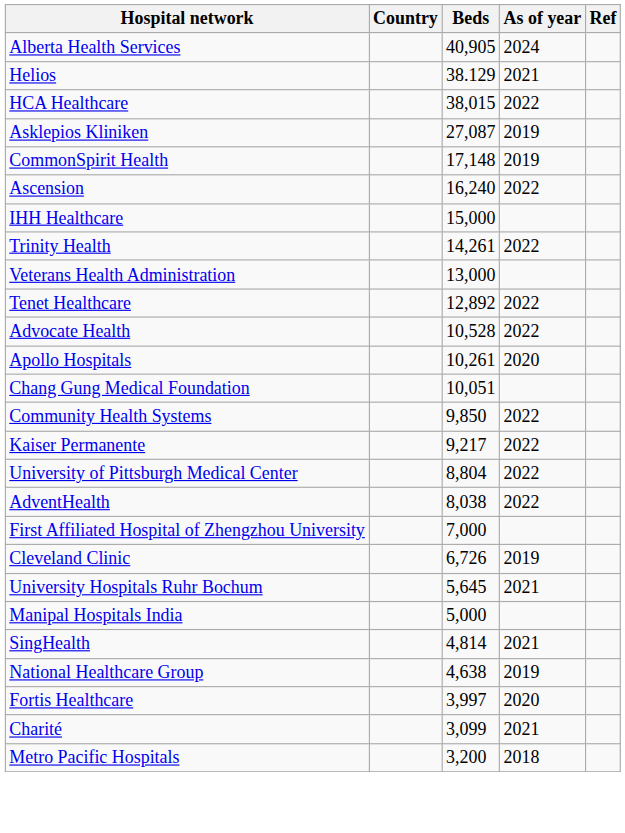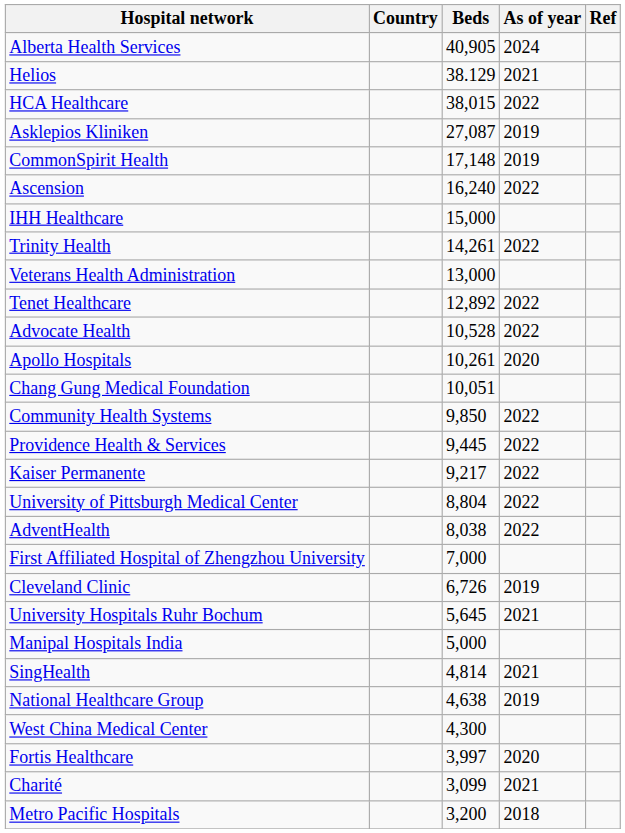+ row: (118, 445)
+ row: (108, 729)
